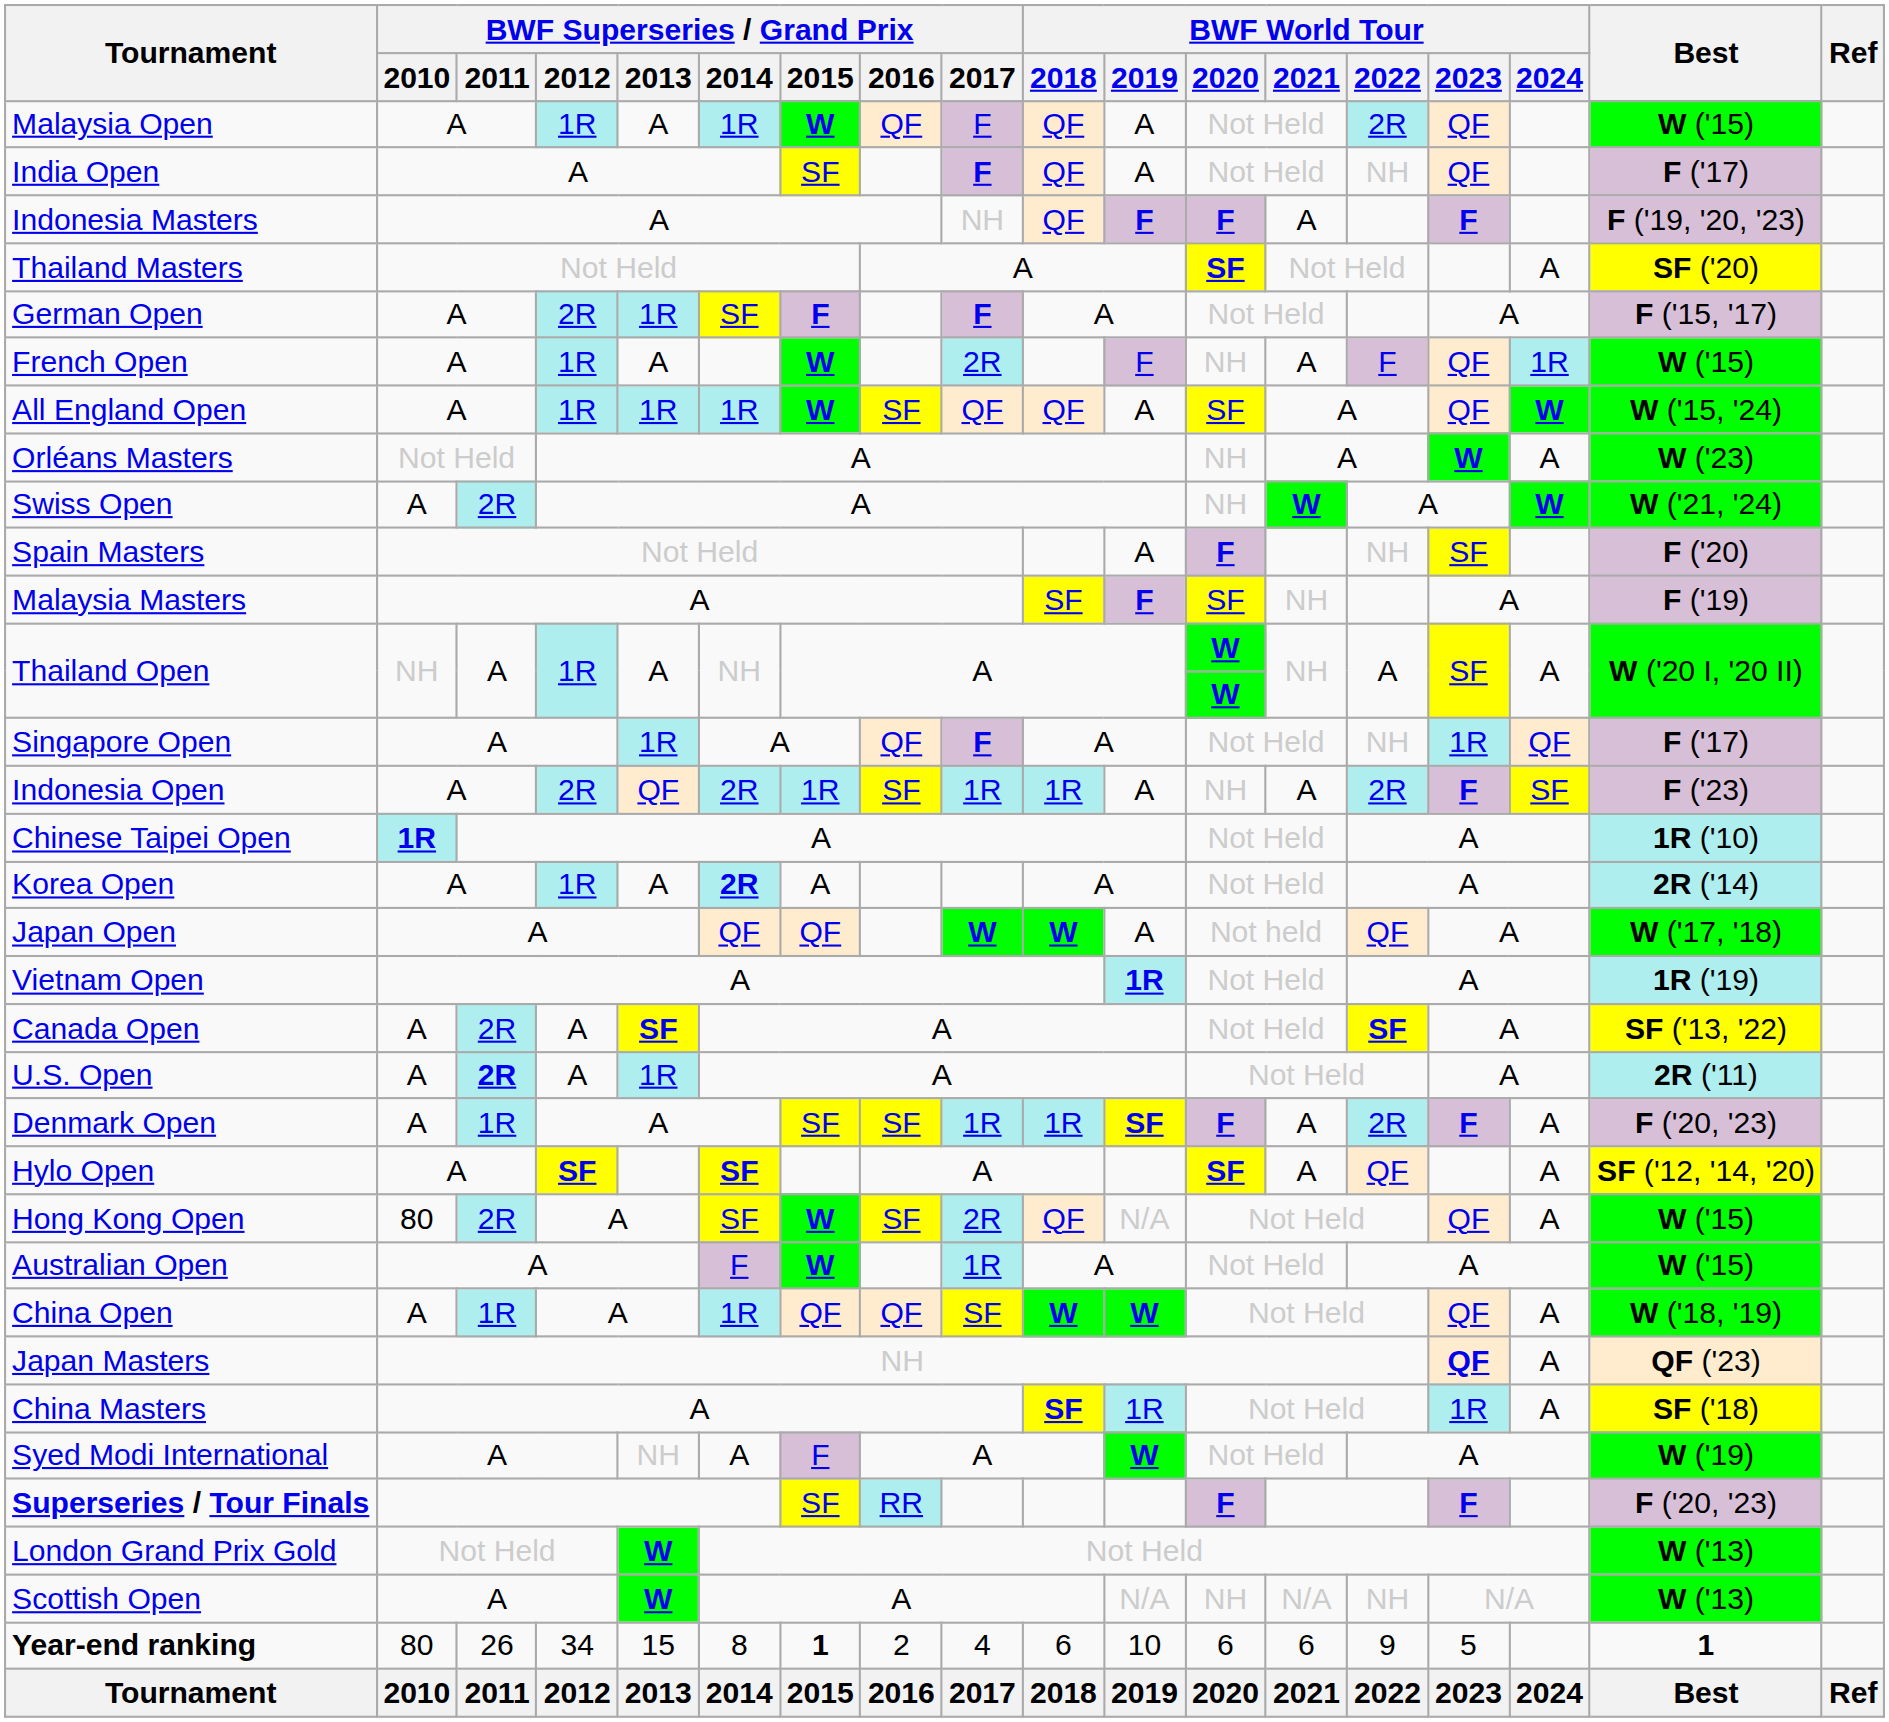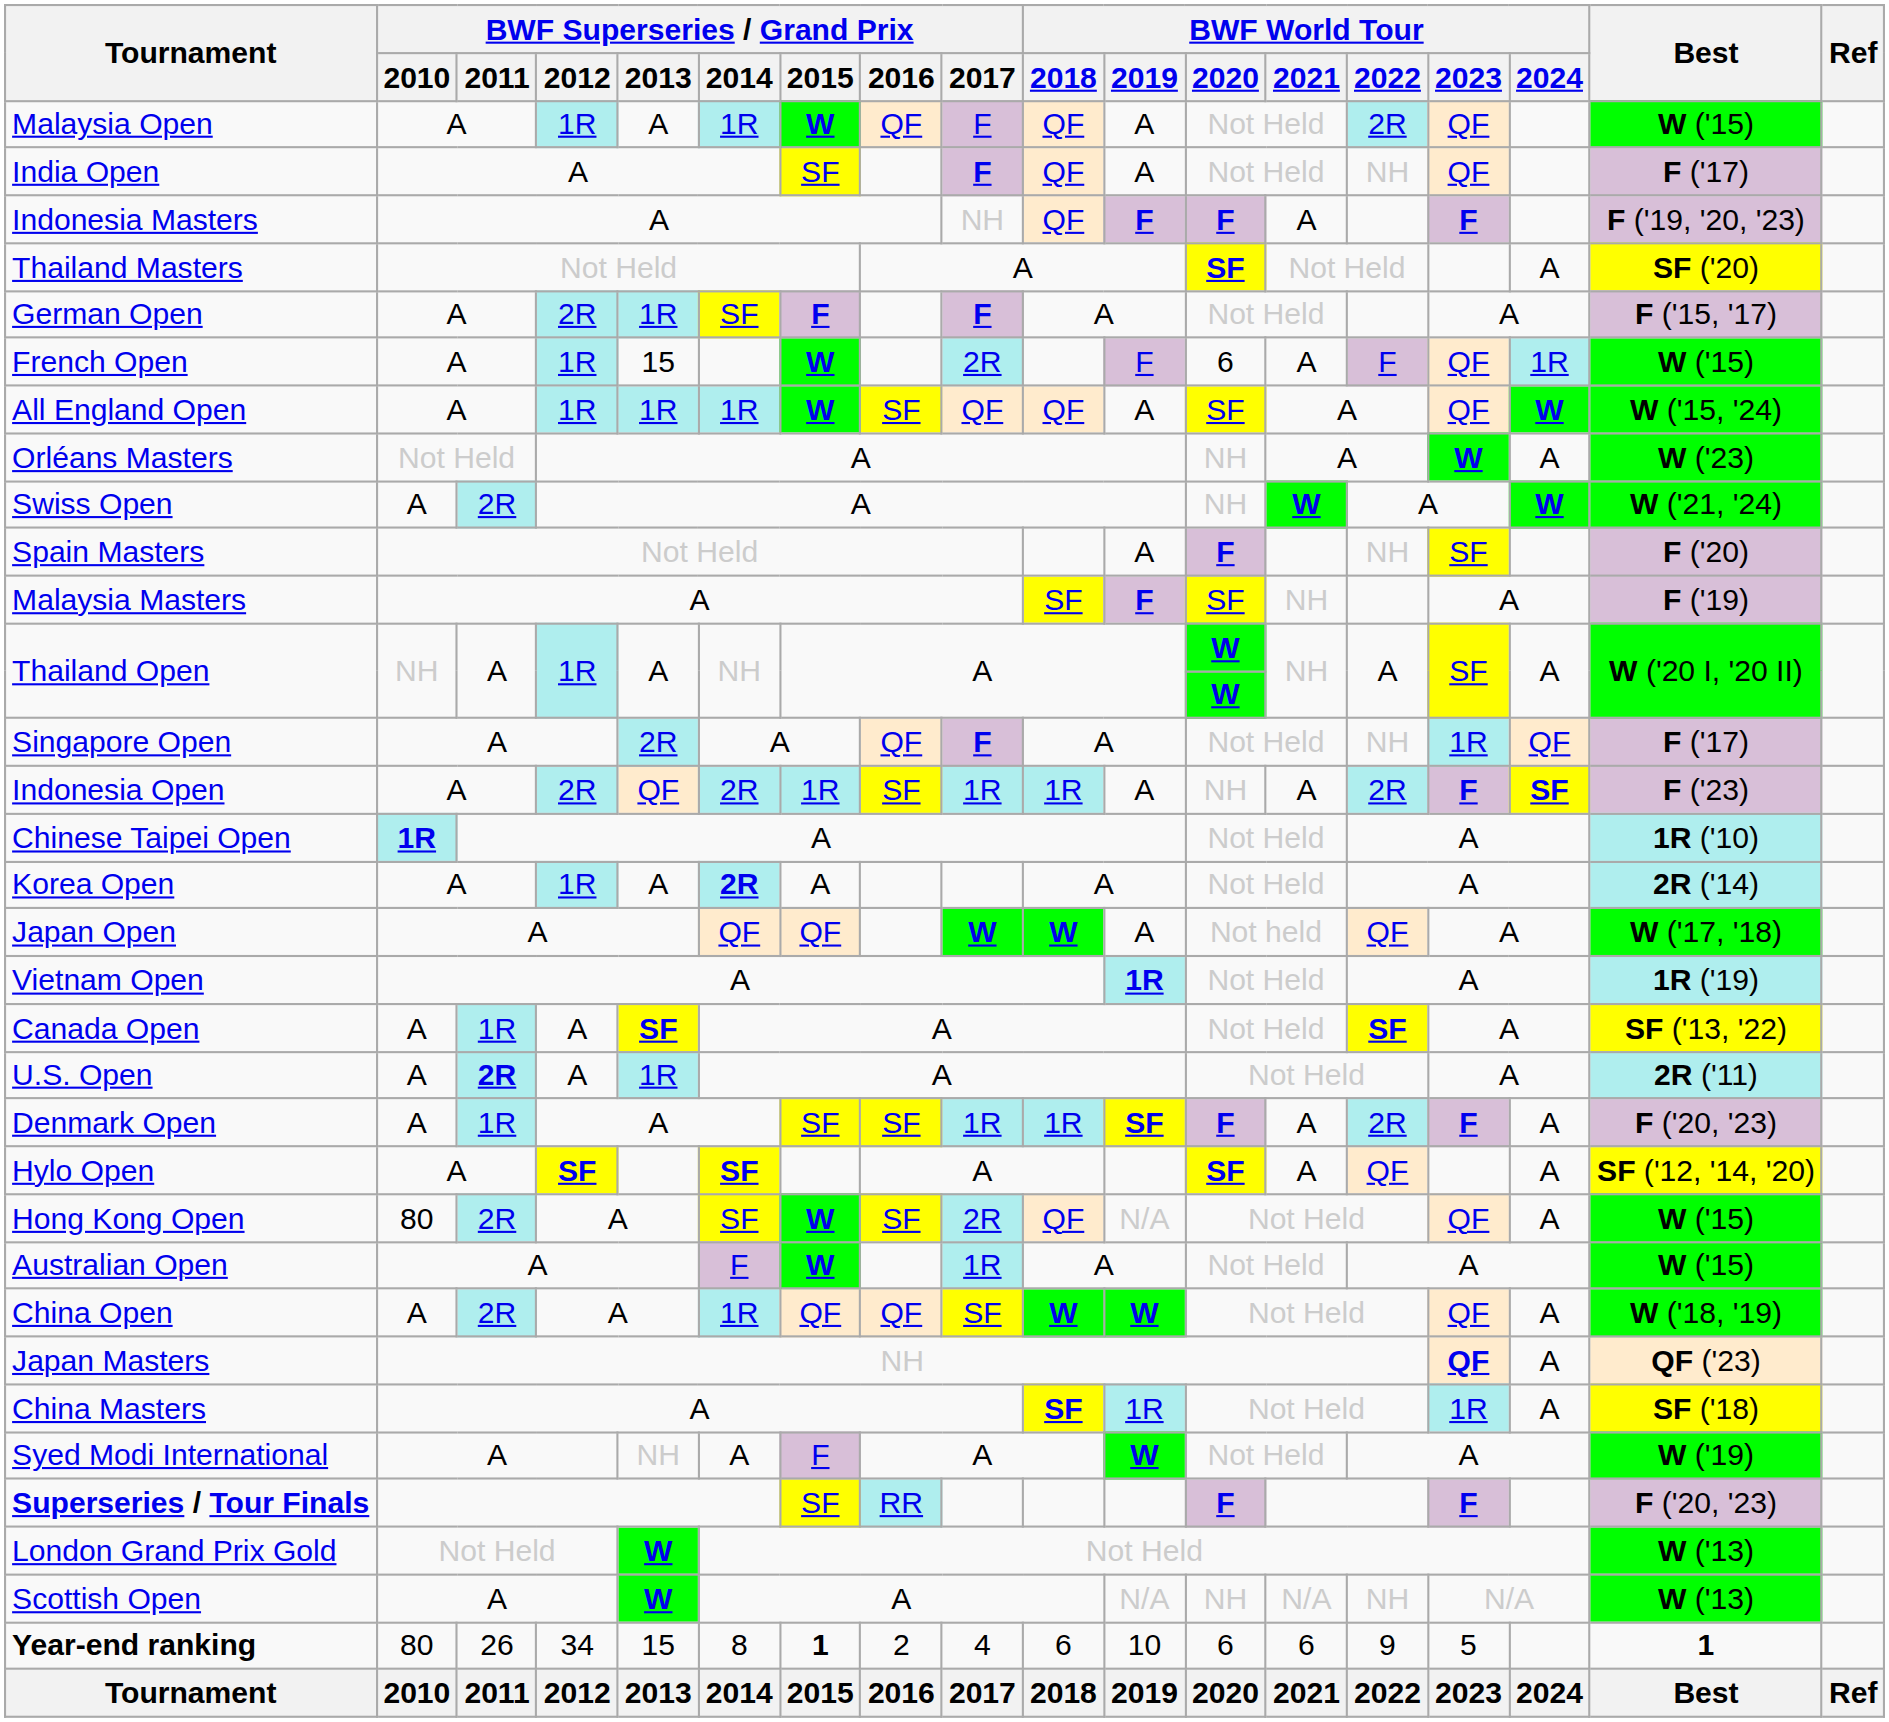(658, 362) A -> (658, 362) 15
(1225, 362) NH -> (1225, 362) 6
(658, 742) 1R -> (658, 742) 2R
(1550, 790) normal -> (1550, 790) bold
(497, 1028) 2R -> (497, 1028) 1R
(497, 1313) 1R -> (497, 1313) 2R
